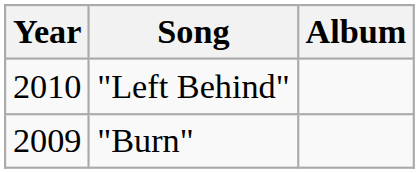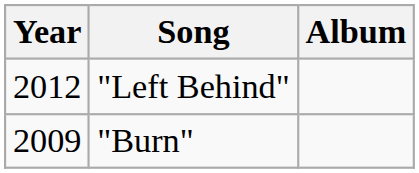(47, 85) 2010 -> (47, 85) 2012
